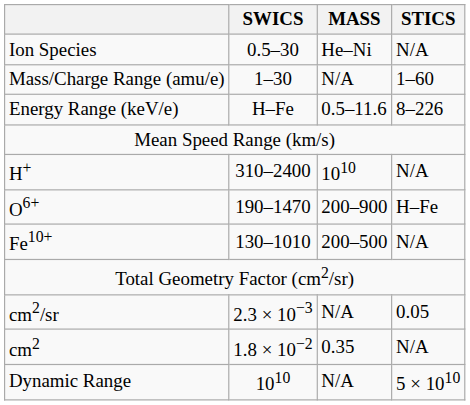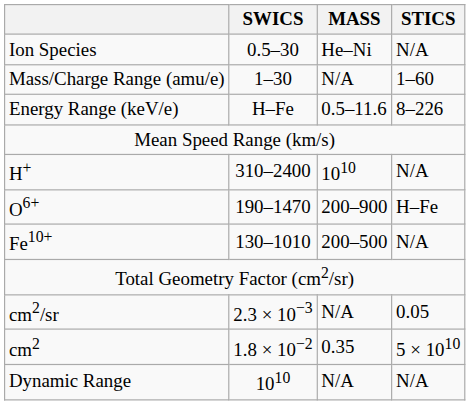(412, 346) N/A -> (428, 346) 5 × 1010
(428, 382) 5 × 1010 -> (412, 382) N/A
